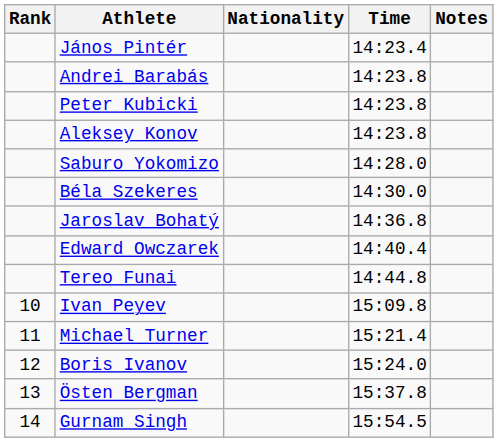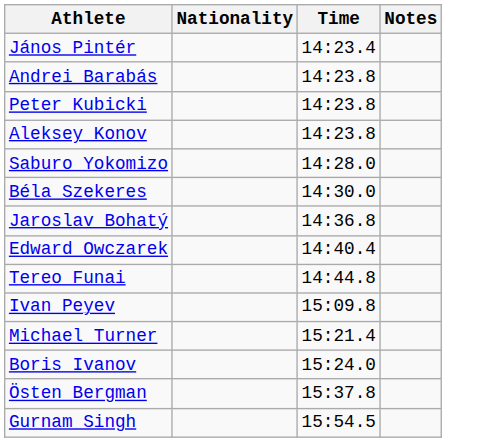- column: (30, 19)
